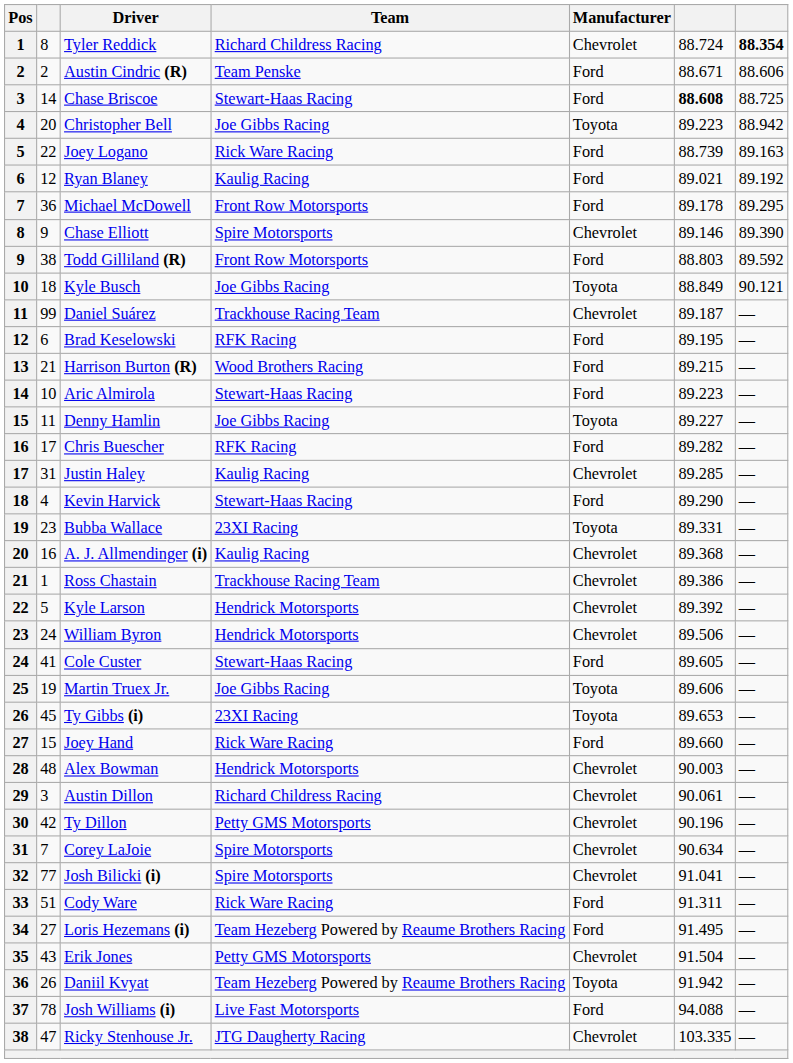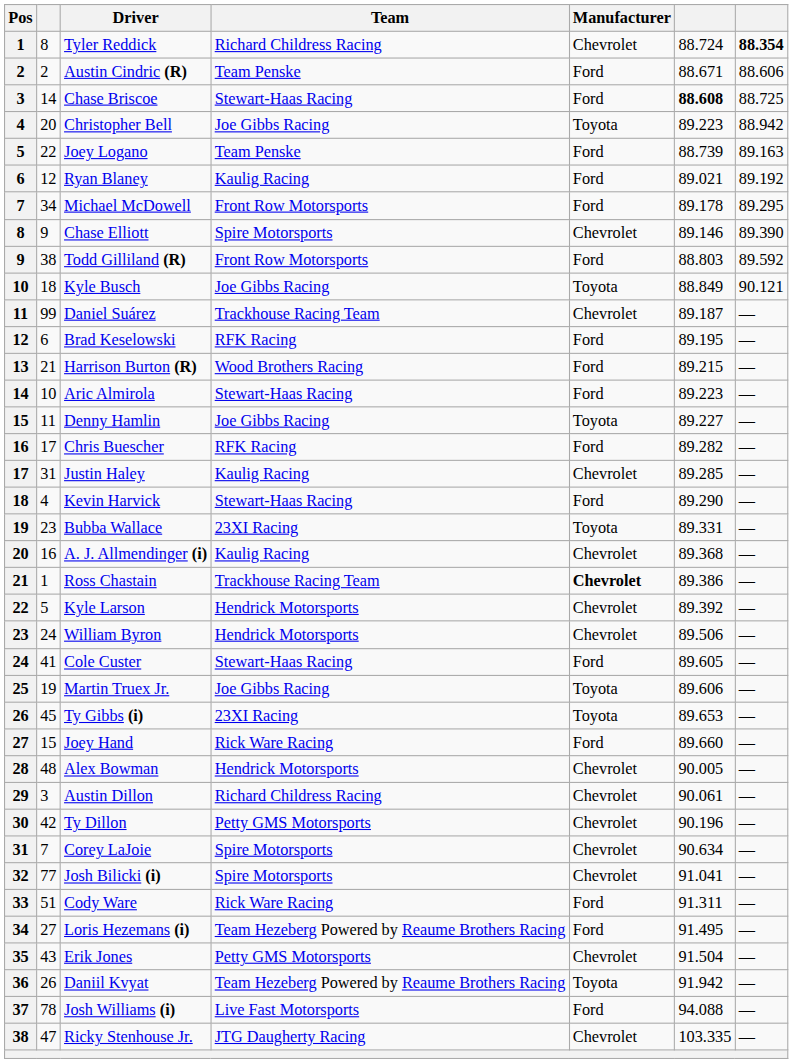(274, 152) Rick Ware Racing -> (258, 152) Team Penske
(48, 205) 36 -> (48, 205) 34
(605, 581) normal -> (607, 581) bold
(701, 768) 90.003 -> (701, 768) 90.005
